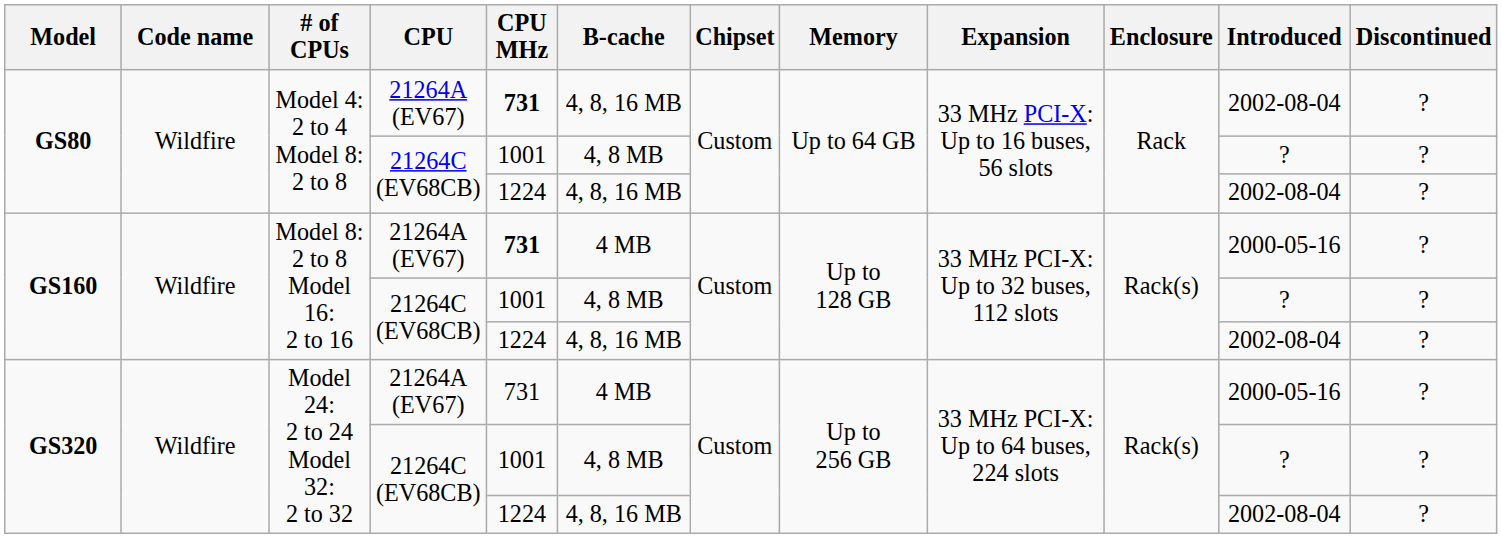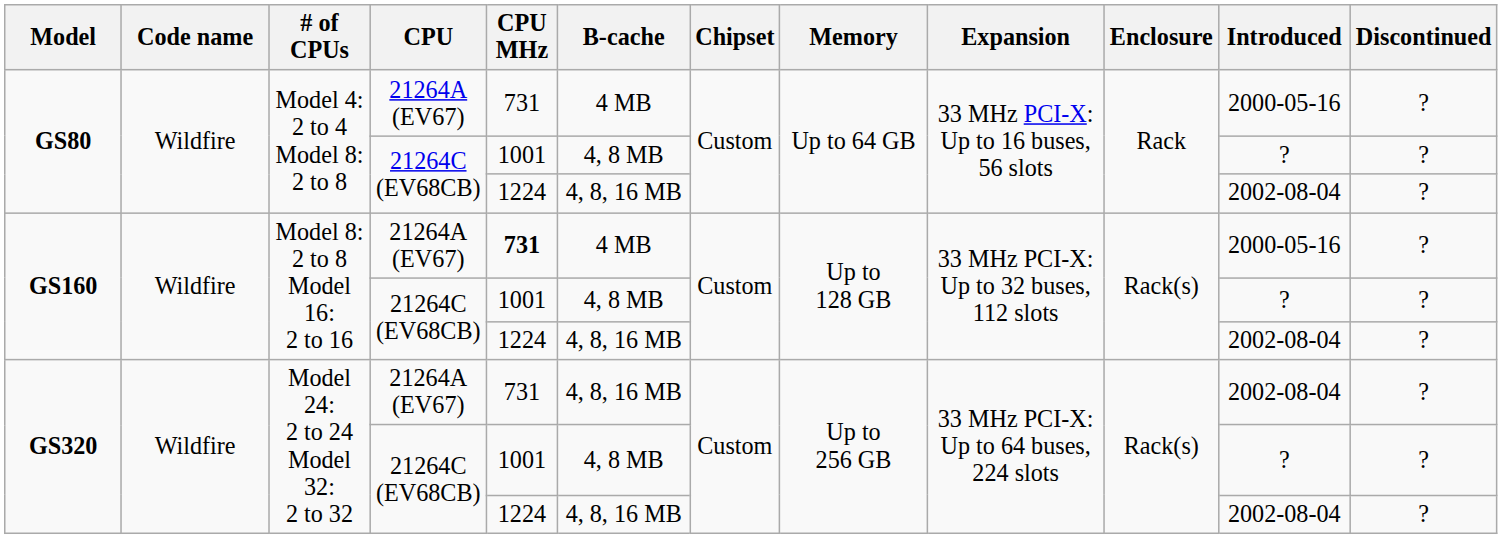(522, 102) bold -> (522, 102) normal
(624, 102) 4, 8, 16 MB -> (624, 102) 4 MB
(1284, 102) 2002-08-04 -> (1284, 102) 2000-05-16
(624, 391) 4 MB -> (624, 391) 4, 8, 16 MB
(1284, 391) 2000-05-16 -> (1284, 391) 2002-08-04
